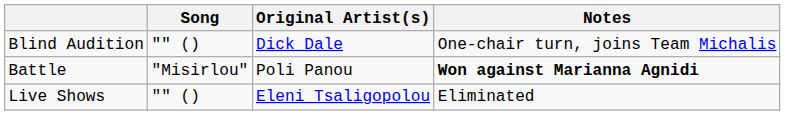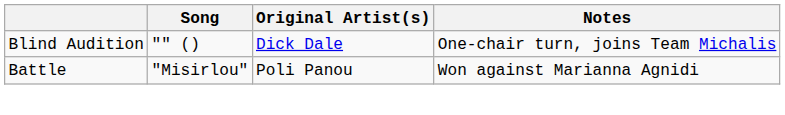(568, 70) bold -> (568, 70) normal
- row: (57, 97)
